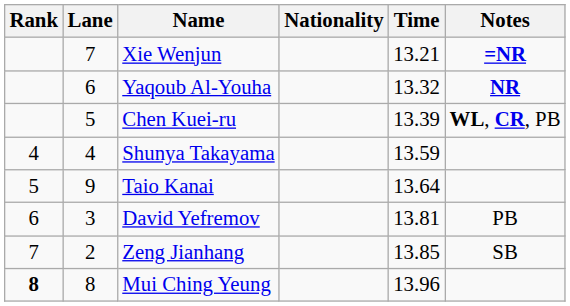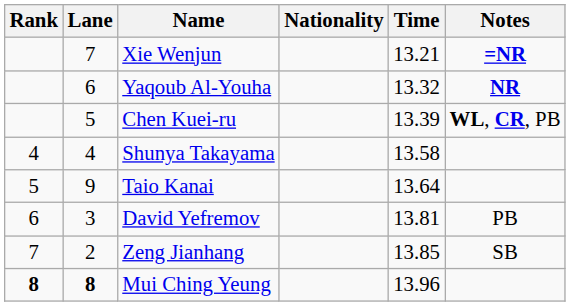(417, 152) 13.59 -> (417, 152) 13.58
(90, 284) normal -> (90, 284) bold
